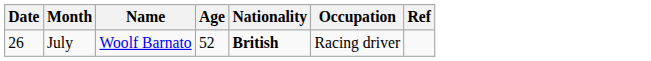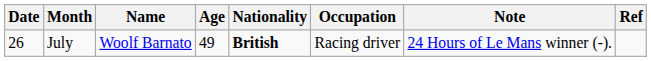+ column: (510, 16)
(207, 42) 52 -> (207, 42) 49
